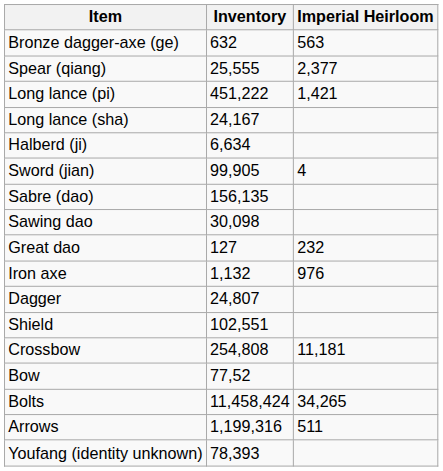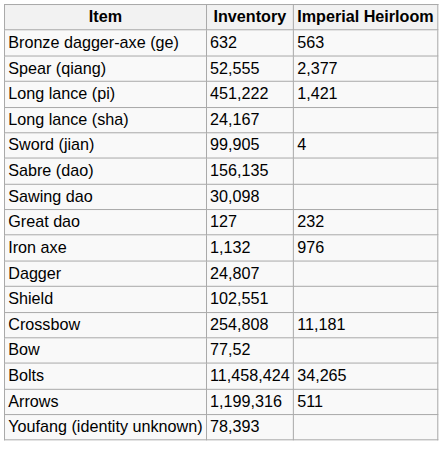(235, 68) 25,555 -> (235, 68) 52,555
- row: (48, 145)
